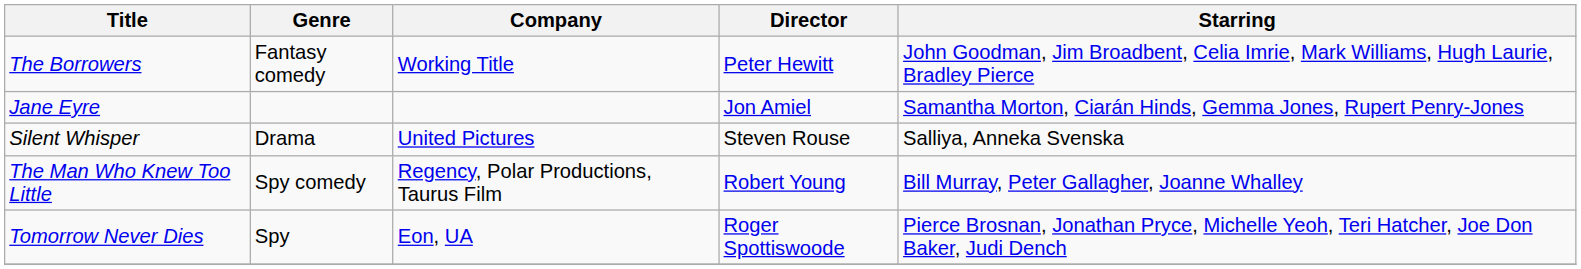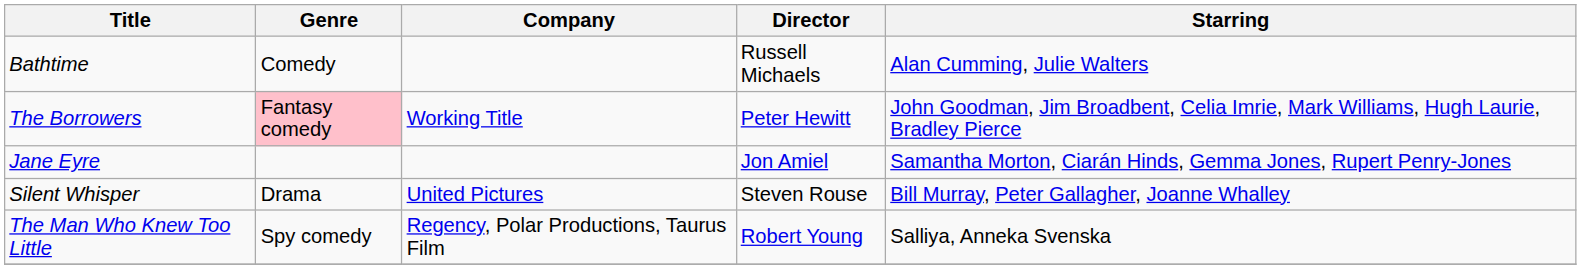+ row: (49, 63)
(291, 63) no background -> (296, 118) pink background
(1013, 139) Salliya, Anneka Svenska -> (1090, 193) Bill Murray, Peter Gallagher, Joanne Whalley
(1103, 182) Bill Murray, Peter Gallagher, Joanne Whalley -> (1001, 237) Salliya, Anneka Svenska
- row: (106, 237)
